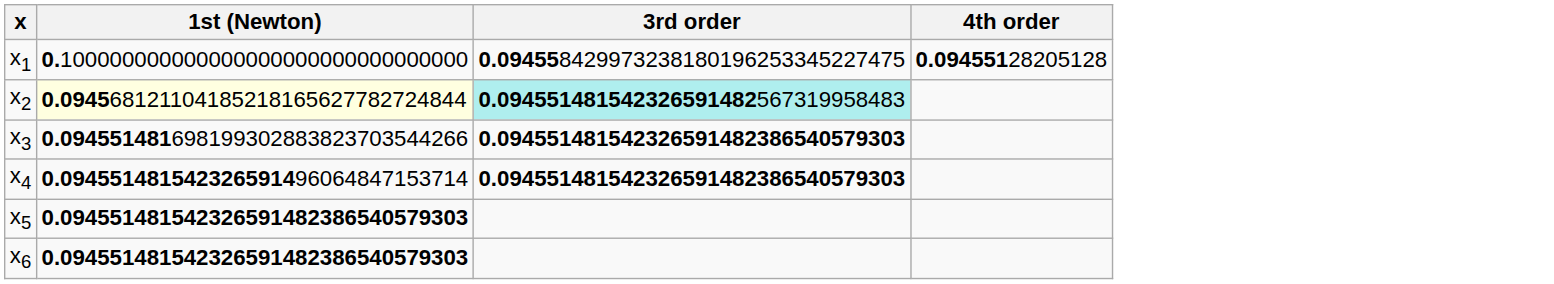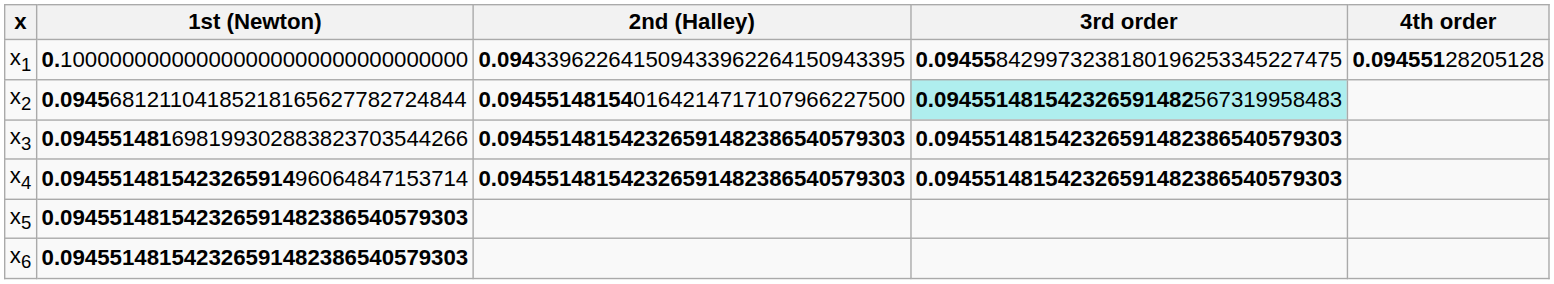+ column: (692, 22)
(254, 99) lightyellow background -> (254, 99) no background
